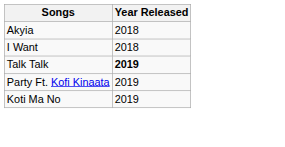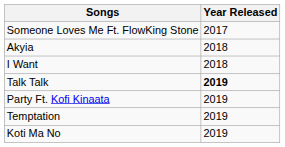+ row: (103, 30)
+ row: (33, 116)
